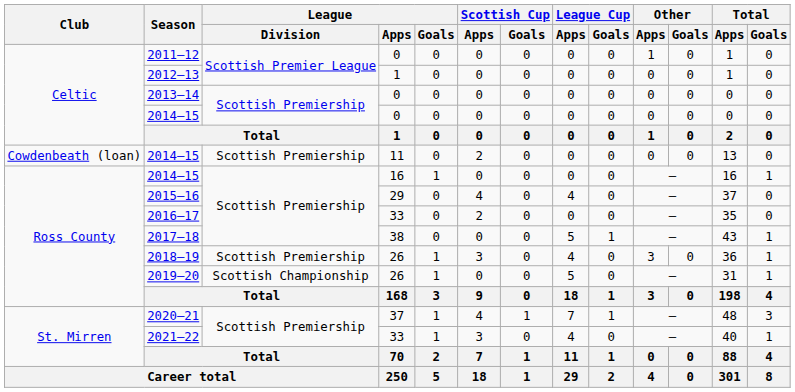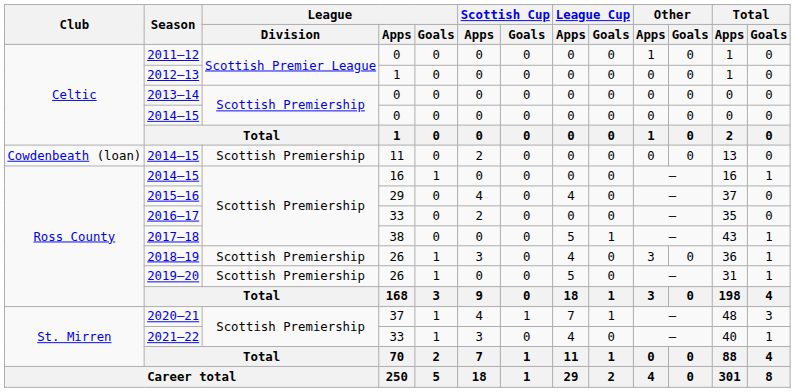(291, 276) Scottish Championship -> (291, 276) Scottish Premiership
